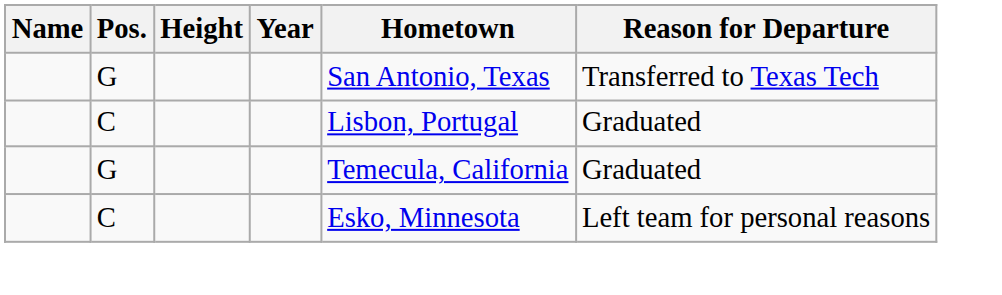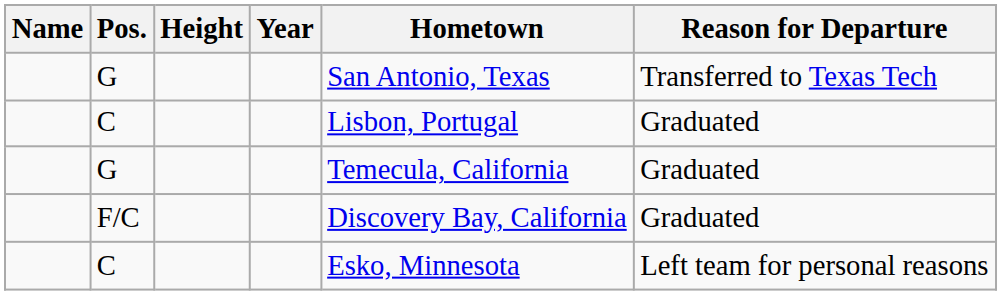+ row: (48, 218)
